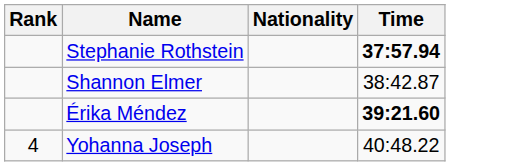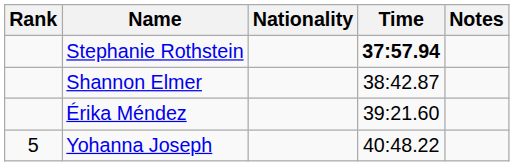+ column: (476, 20)
(401, 113) bold -> (401, 113) normal
(33, 144) 4 -> (33, 144) 5
